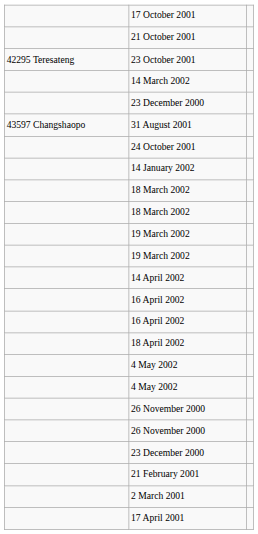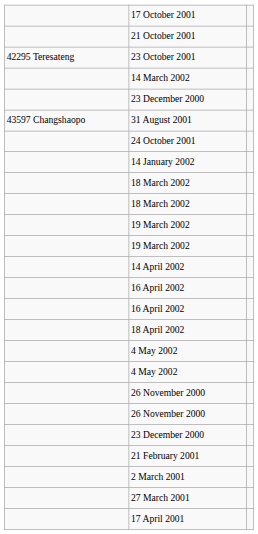+ row: (67, 498)
